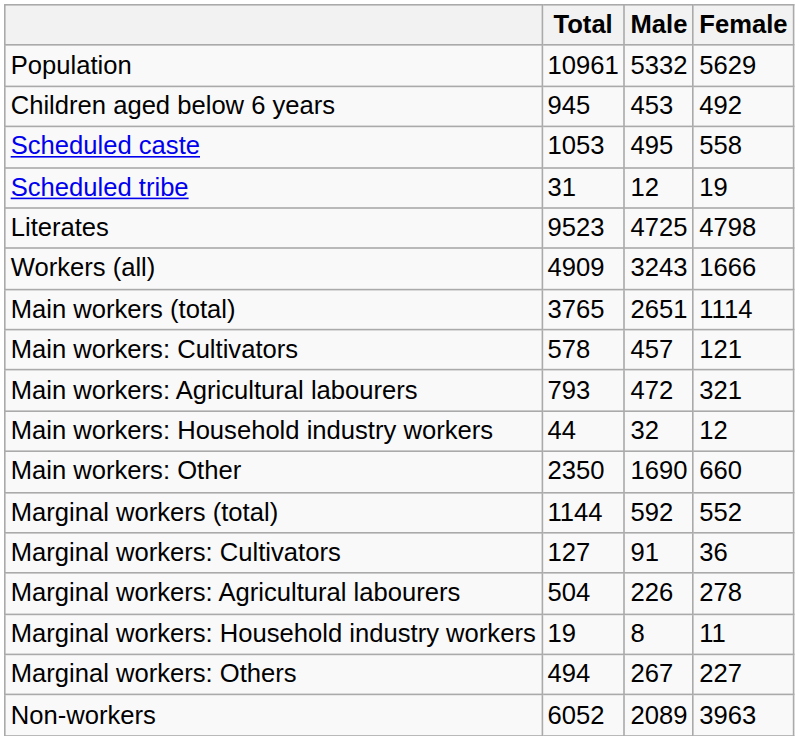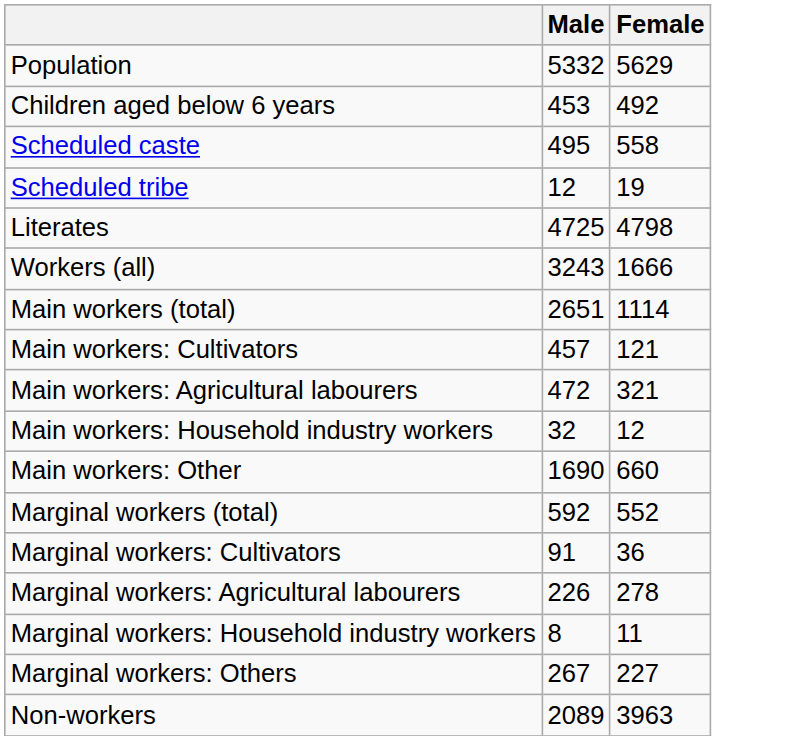- column: (583, 24)
